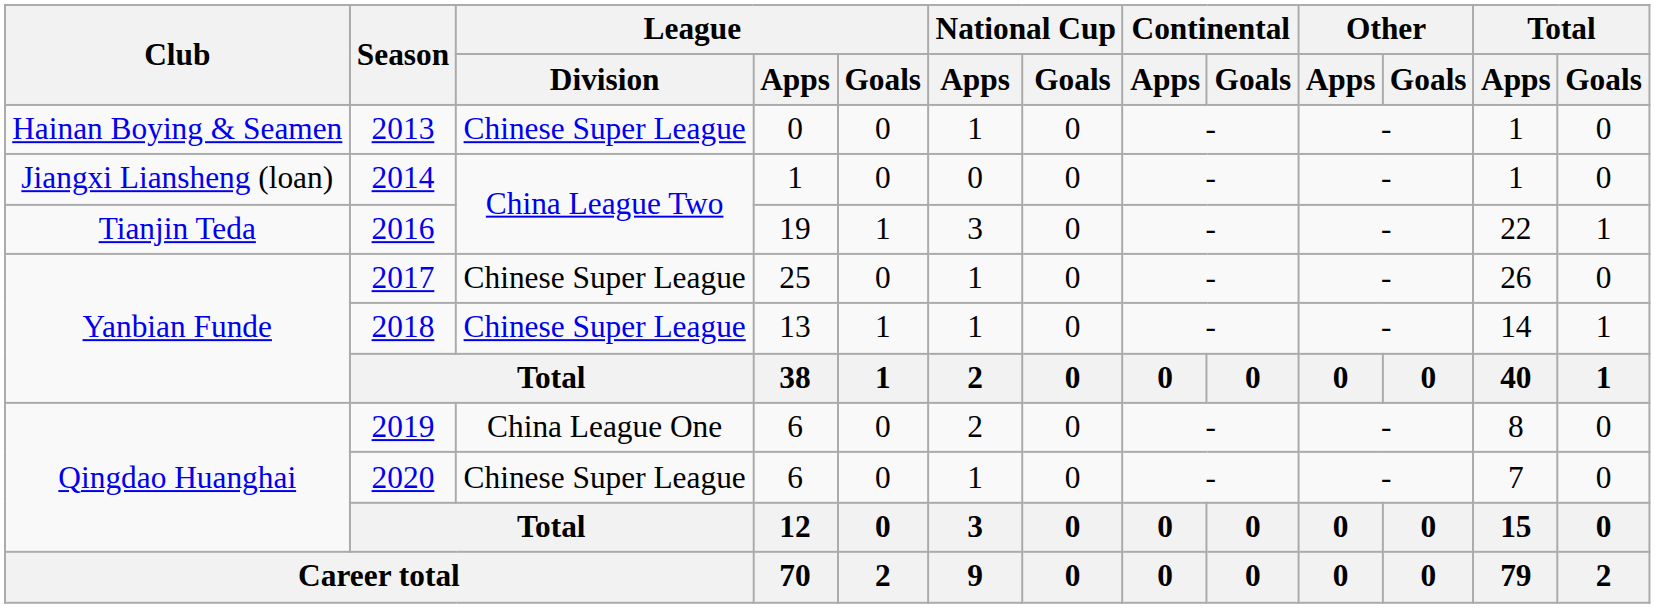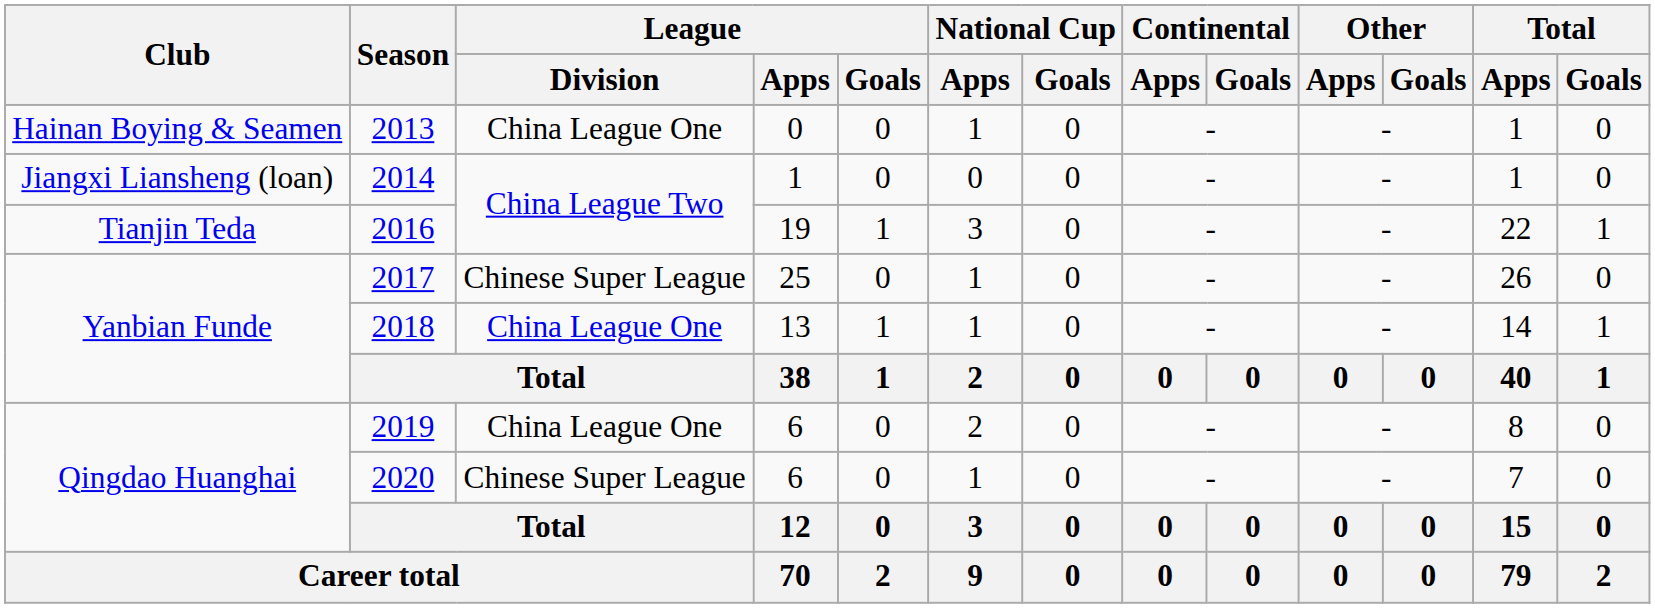(605, 128) Chinese Super League -> (605, 128) China League One
(605, 327) Chinese Super League -> (605, 327) China League One
